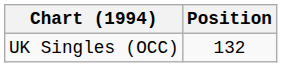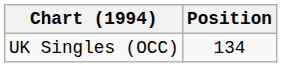(230, 48) 132 -> (230, 48) 134
